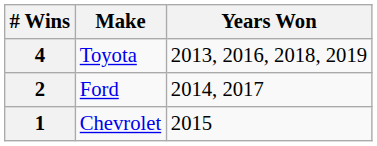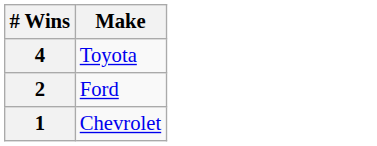- column: (269, 21)
